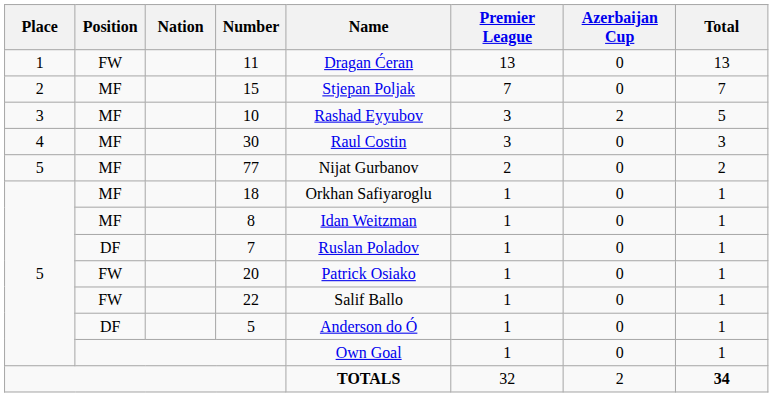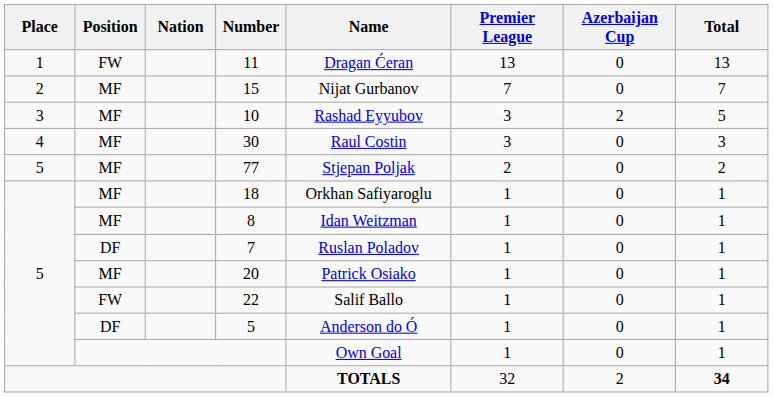(369, 89) Stjepan Poljak -> (369, 89) Nijat Gurbanov
(369, 168) Nijat Gurbanov -> (369, 168) Stjepan Poljak
(110, 273) FW -> (110, 273) MF
